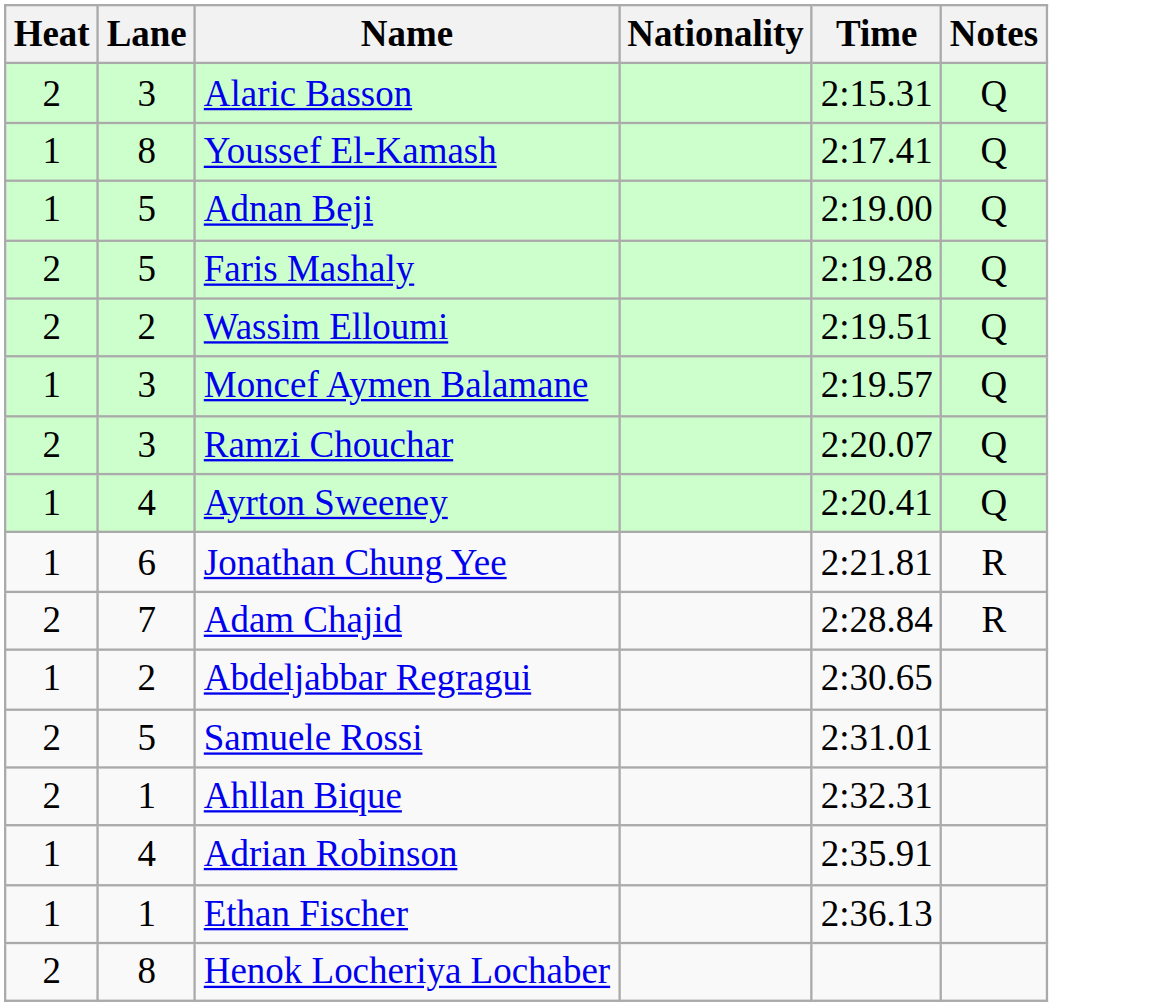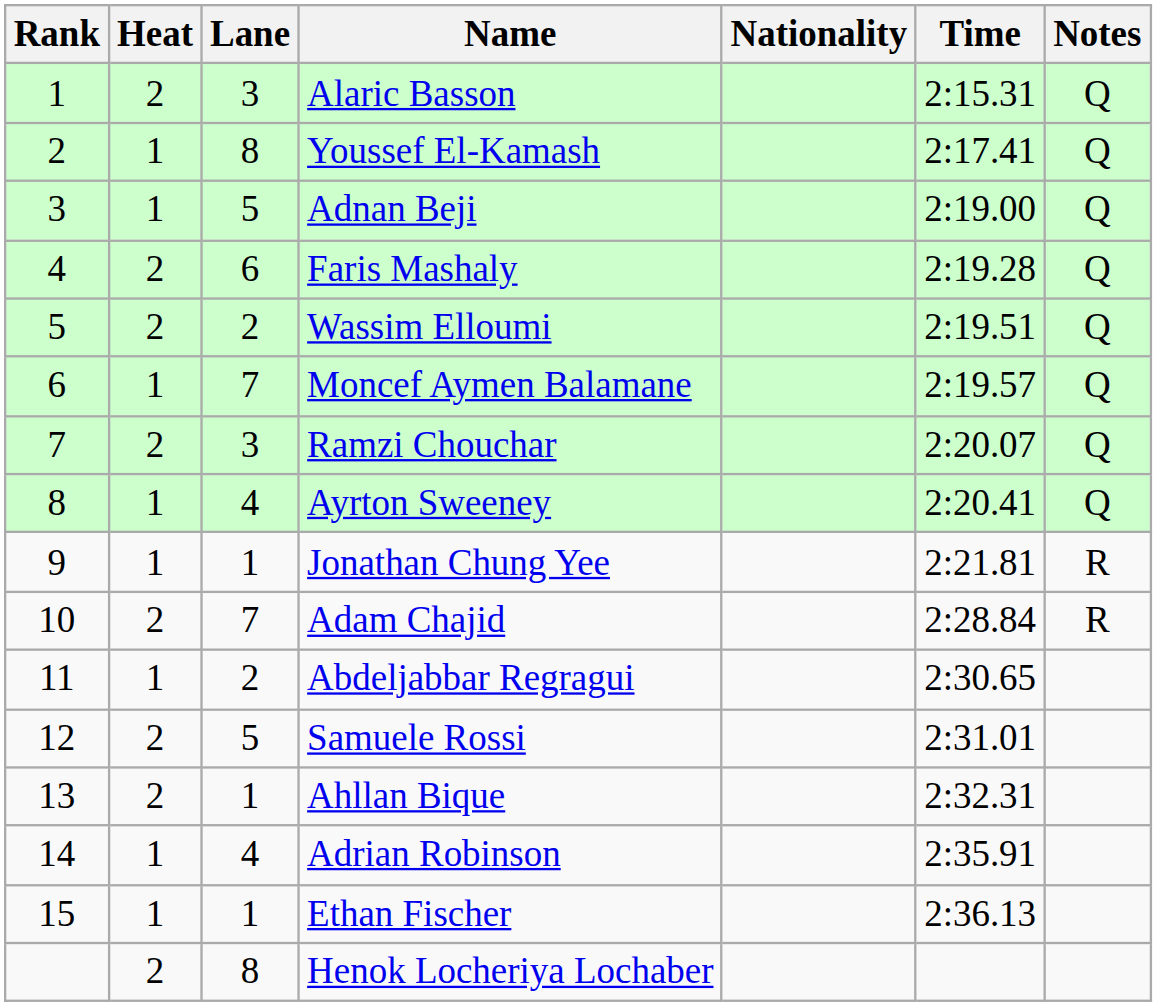+ column: (57, 33)
(147, 268) 5 -> (250, 268) 6
(147, 385) 3 -> (250, 385) 7
(147, 561) 6 -> (250, 561) 1
